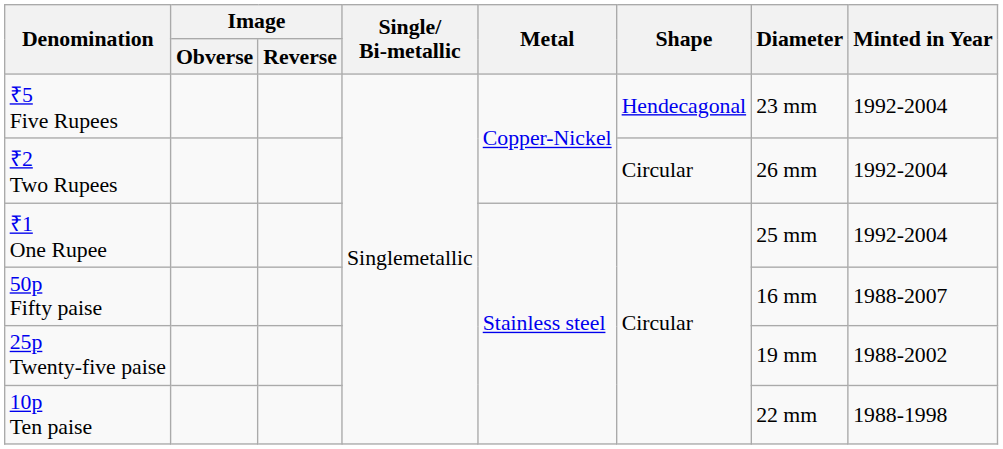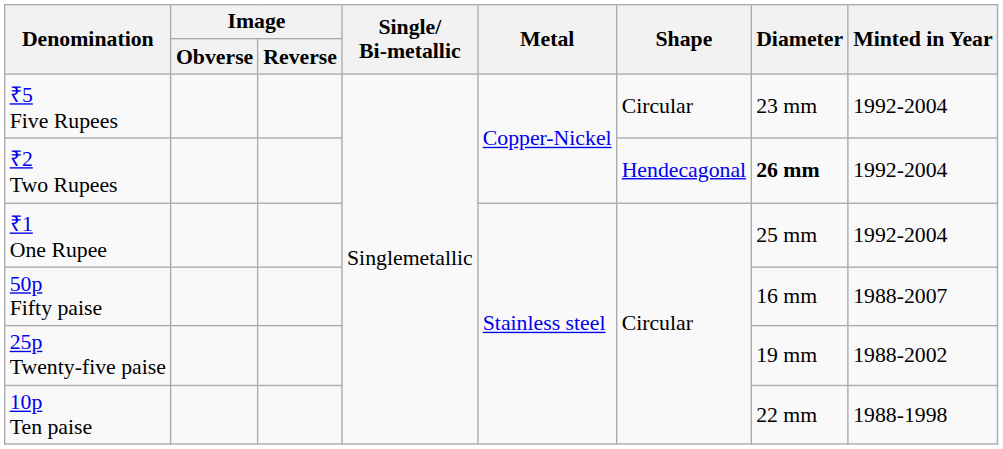(684, 105) Hendecagonal -> (657, 105) Circular
(657, 170) Circular -> (684, 170) Hendecagonal
(787, 170) normal -> (788, 170) bold
